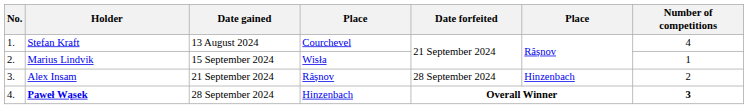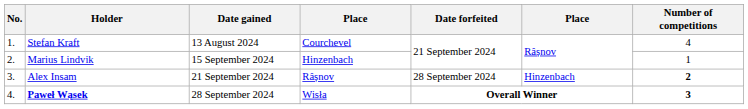(315, 59) Wisła -> (328, 59) Hinzenbach
(688, 77) normal -> (688, 77) bold
(328, 94) Hinzenbach -> (315, 94) Wisła
